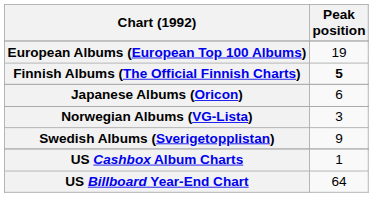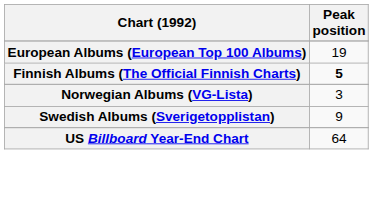- row: (157, 95)
- row: (157, 159)
